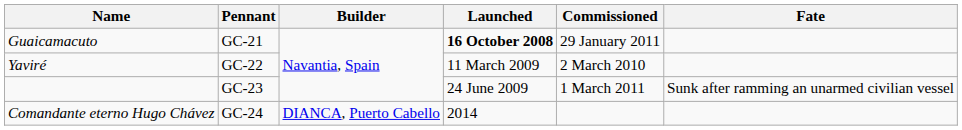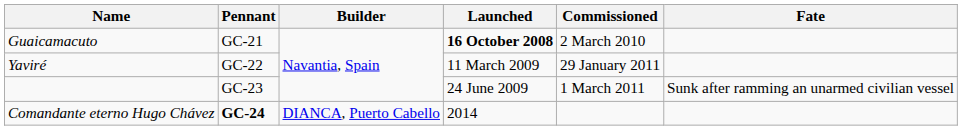(610, 40) 29 January 2011 -> (603, 40) 2 March 2010
(603, 64) 2 March 2010 -> (610, 64) 29 January 2011
(242, 112) normal -> (243, 112) bold
